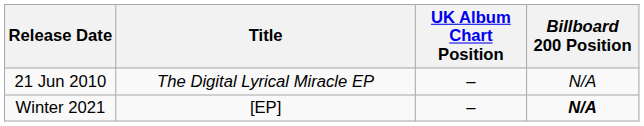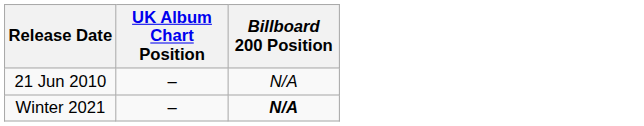- column: (266, 36)
